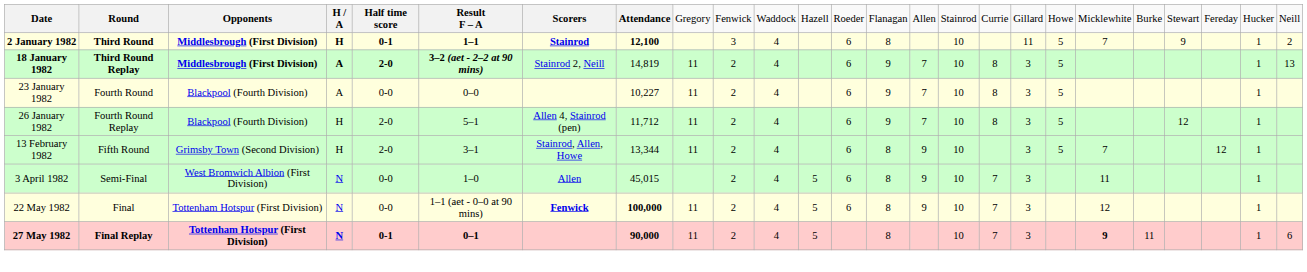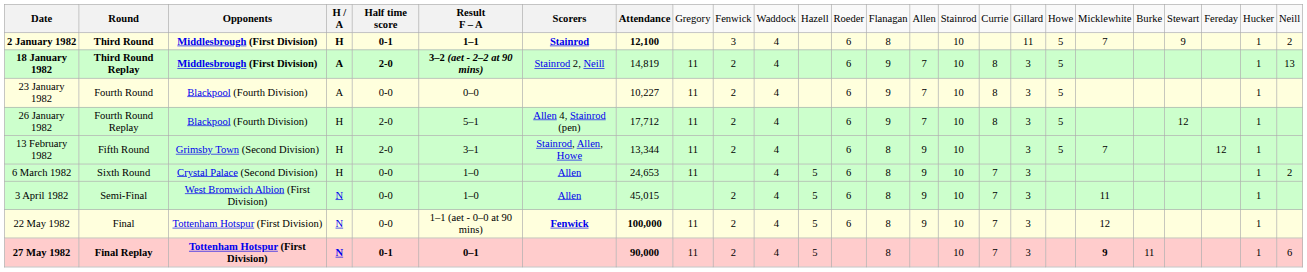(645, 121) 11,712 -> (645, 121) 17,712
+ row: (42, 172)
